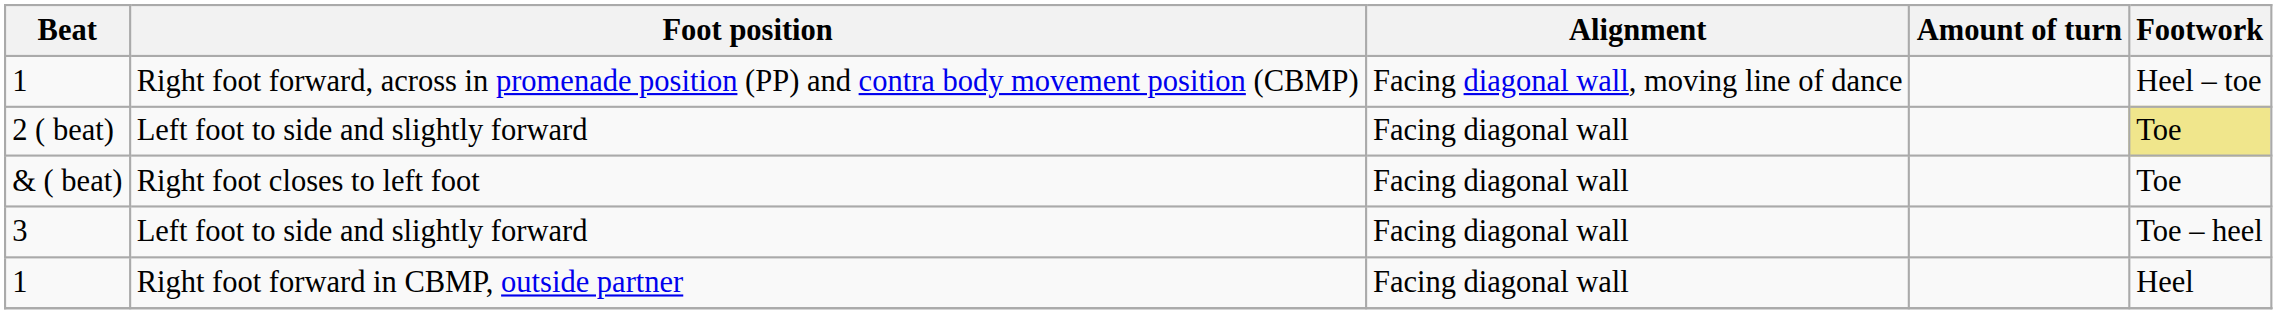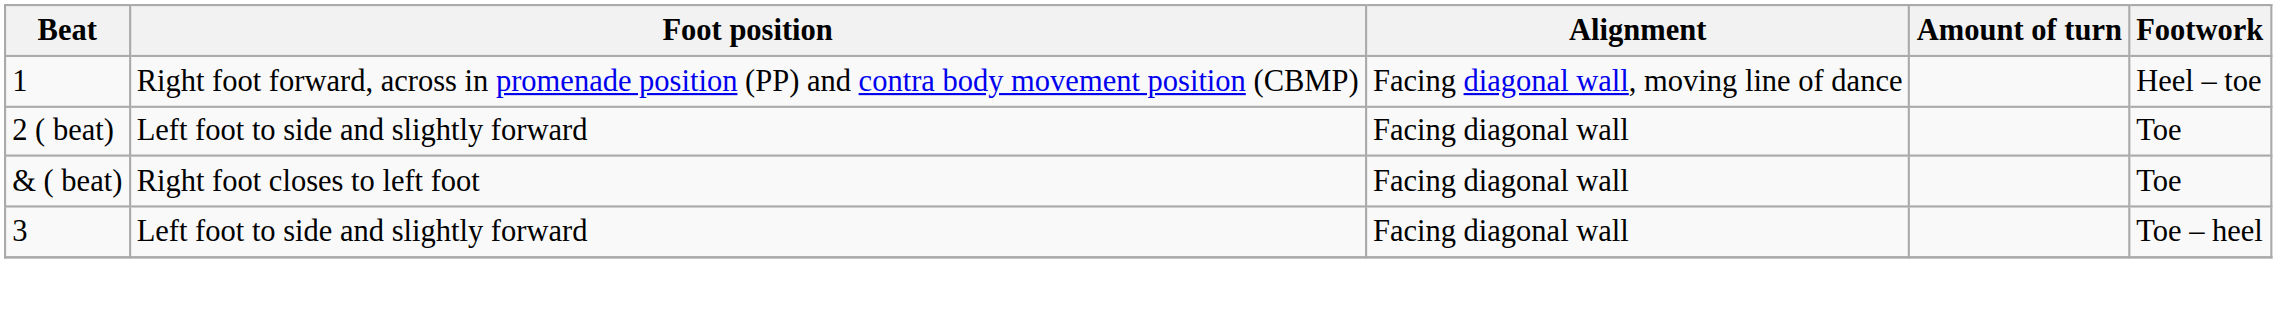(2159, 130) khaki background -> (2159, 130) no background
- row: (20, 281)
